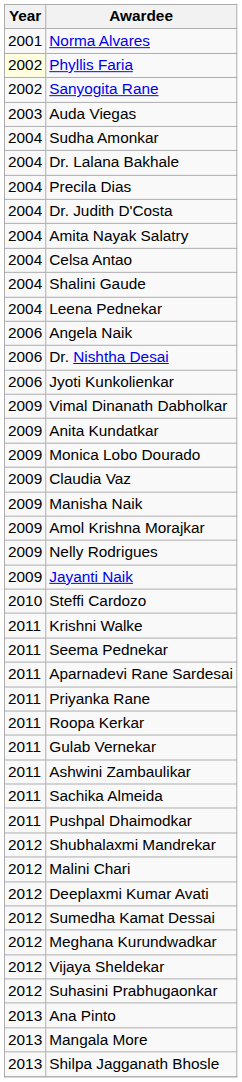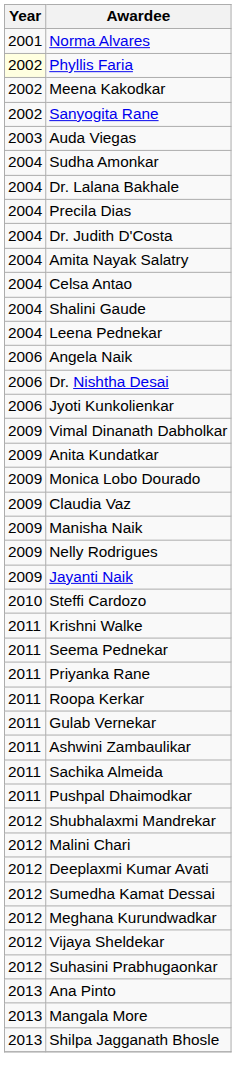+ row: (107, 89)
- row: (127, 528)
- row: (141, 674)
